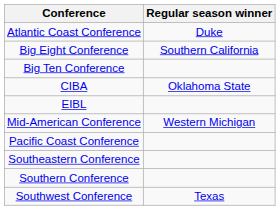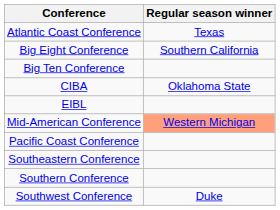(209, 31) Duke -> (209, 31) Texas
(209, 123) no background -> (209, 123) lightsalmon background
(209, 196) Texas -> (209, 196) Duke
